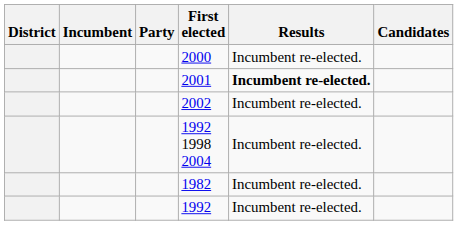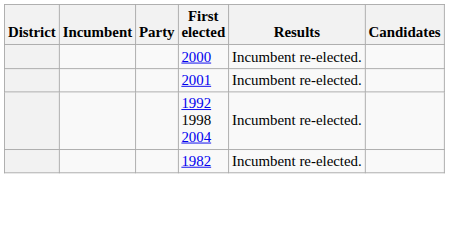(301, 80) bold -> (297, 80) normal
- row: (196, 103)
- row: (196, 208)
